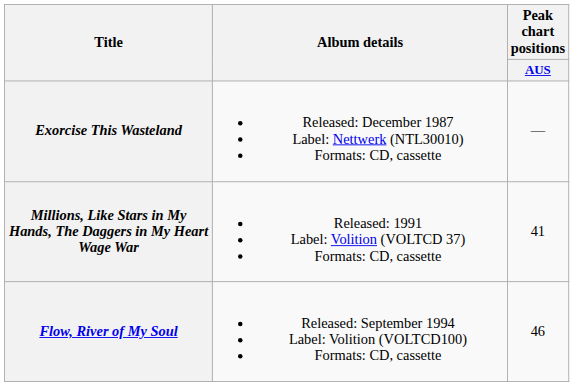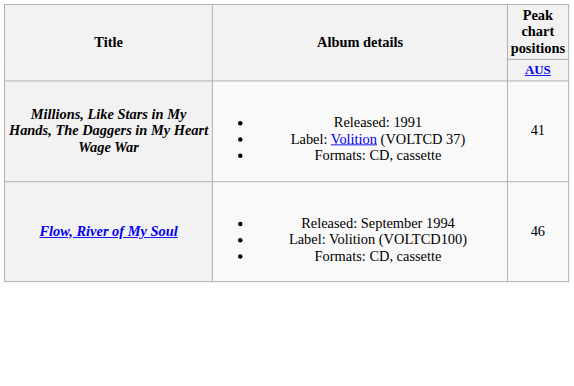- row: (109, 131)
